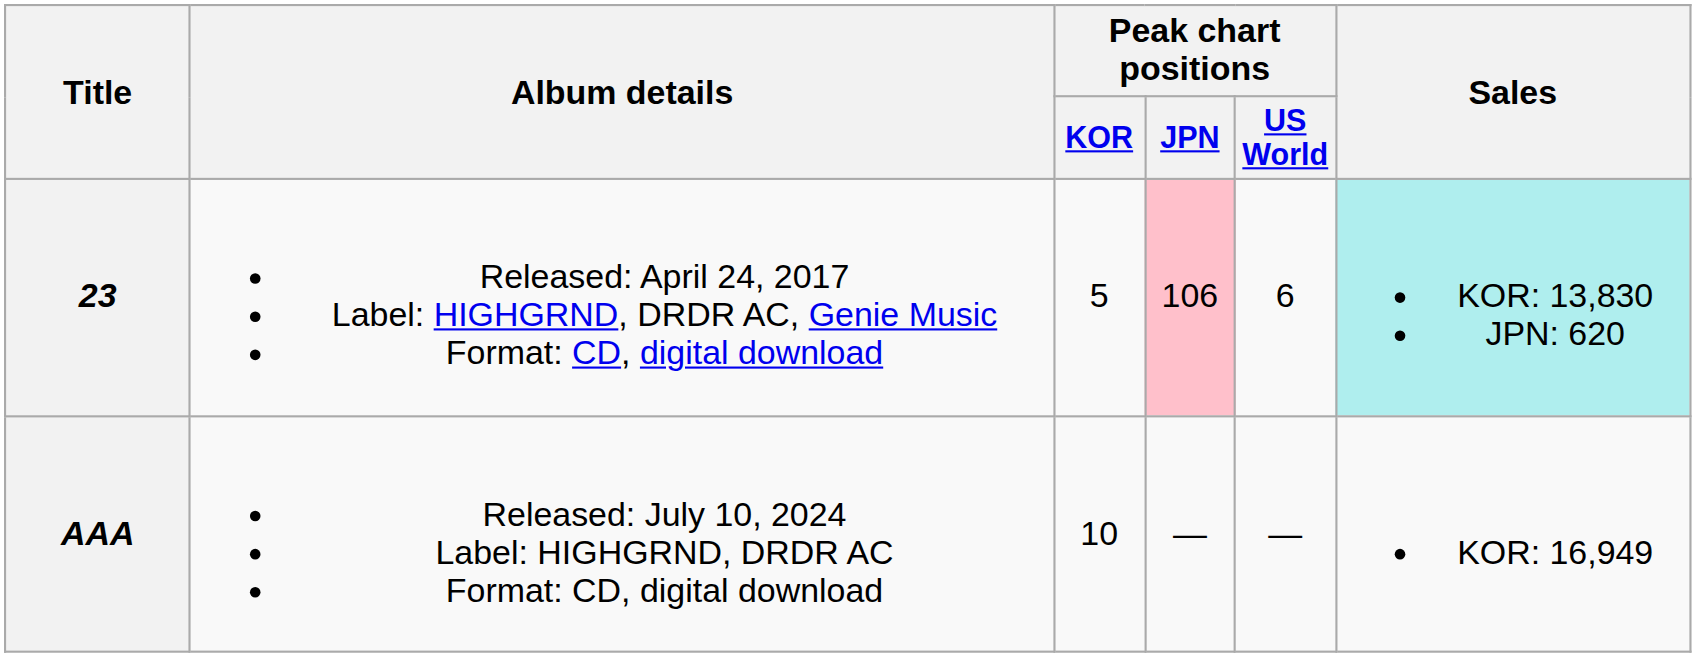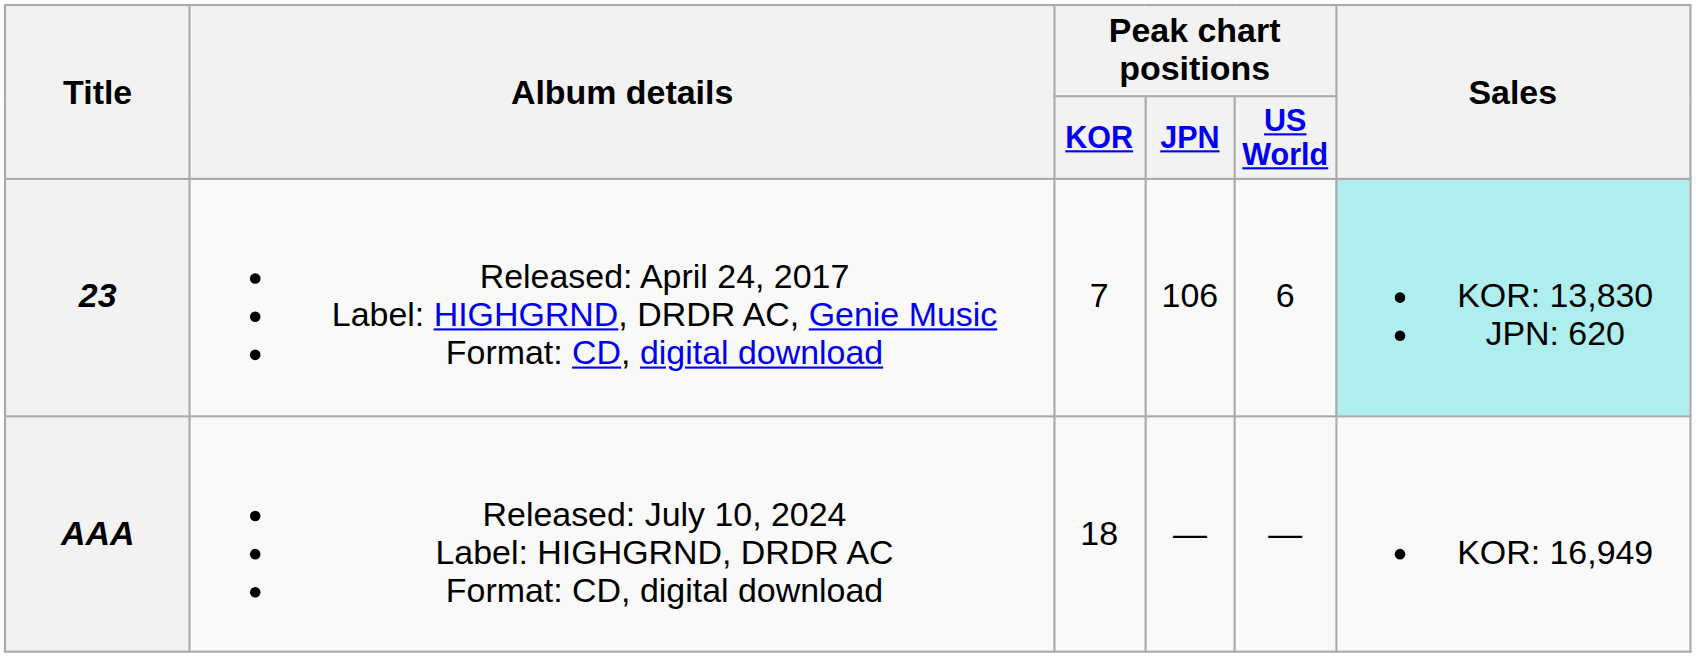(1099, 296) 5 -> (1099, 296) 7
(1190, 296) pink background -> (1190, 296) no background
(1099, 532) 10 -> (1099, 532) 18
